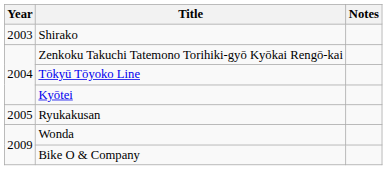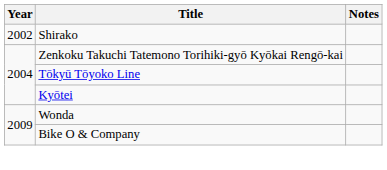(20, 34) 2003 -> (20, 34) 2002
- row: (69, 114)
